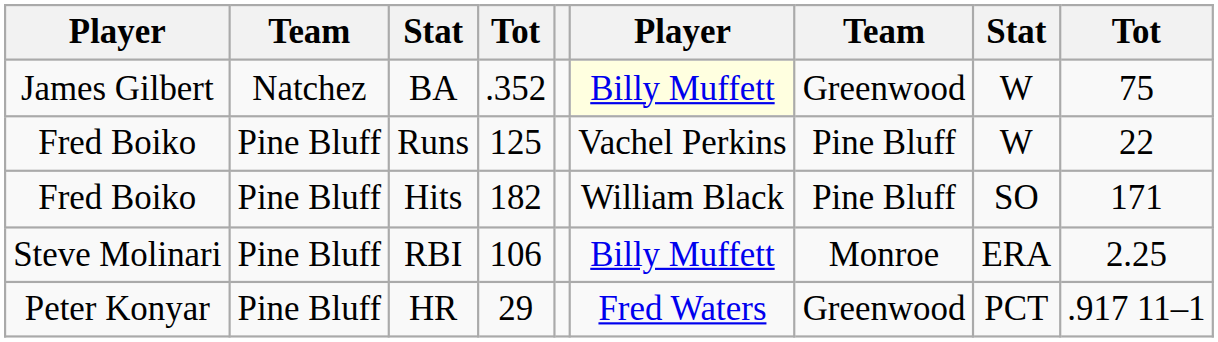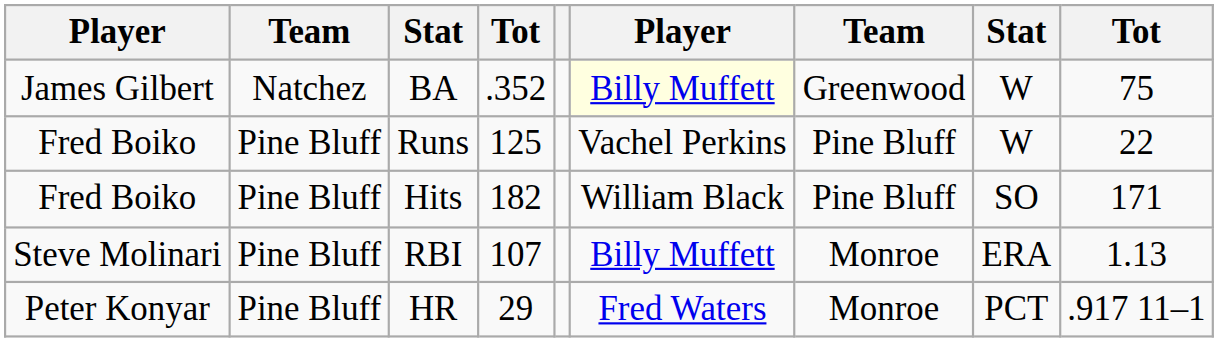(516, 253) 106 -> (516, 253) 107
(1136, 253) 2.25 -> (1136, 253) 1.13
(884, 308) Greenwood -> (884, 308) Monroe
